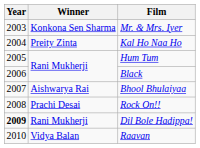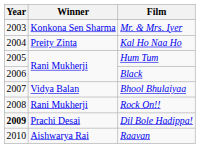(60, 89) Aishwarya Rai -> (55, 89) Vidya Balan
(55, 105) Prachi Desai -> (59, 105) Rani Mukherji
(59, 120) Rani Mukherji -> (55, 120) Prachi Desai
(55, 136) Vidya Balan -> (60, 136) Aishwarya Rai
